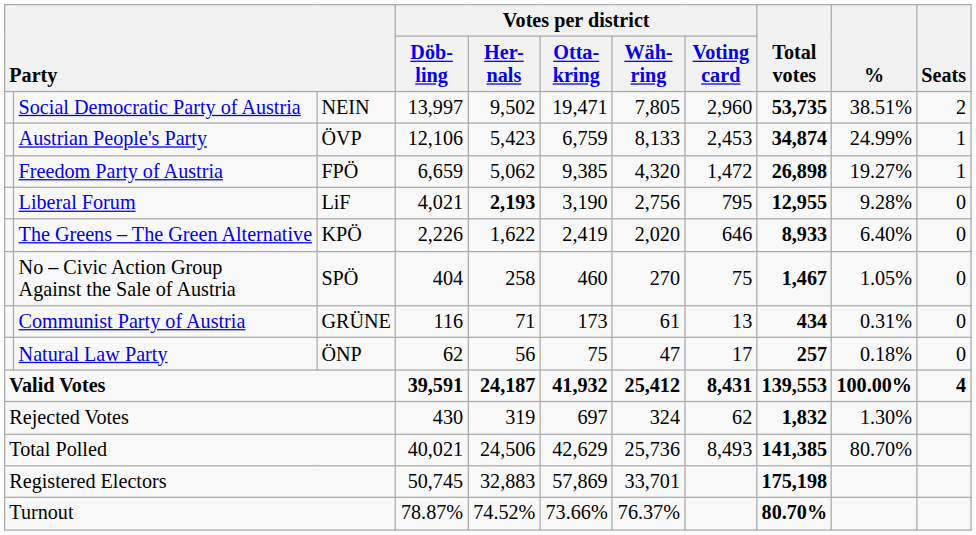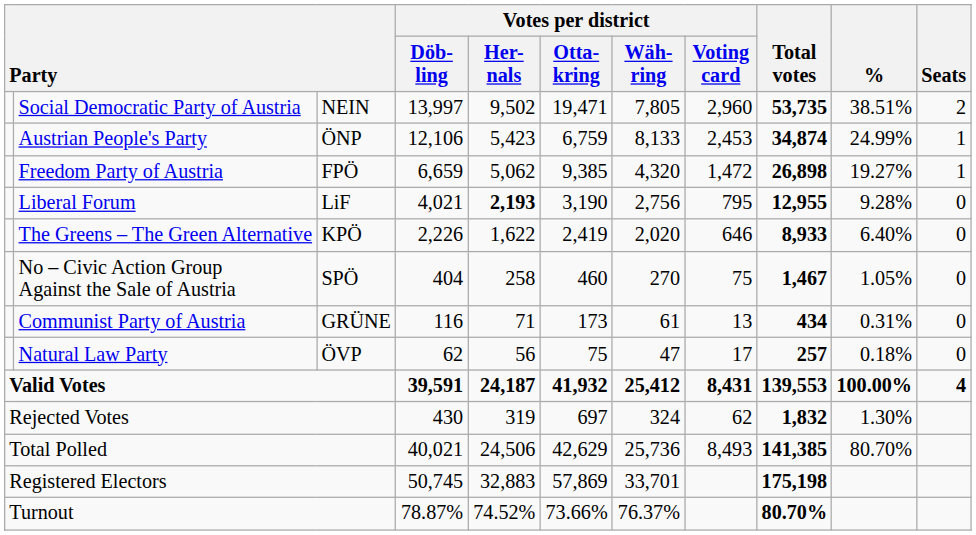(342, 139) ÖVP -> (342, 139) ÖNP
(342, 353) ÖNP -> (342, 353) ÖVP
